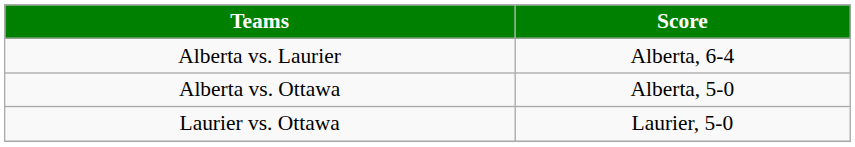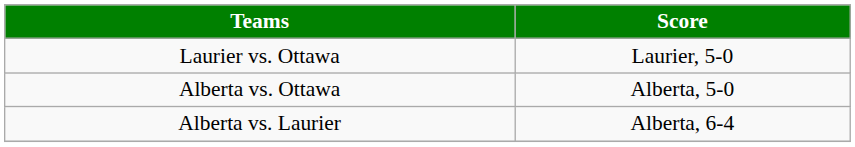rows swapped: (260, 123) <-> (260, 55)
